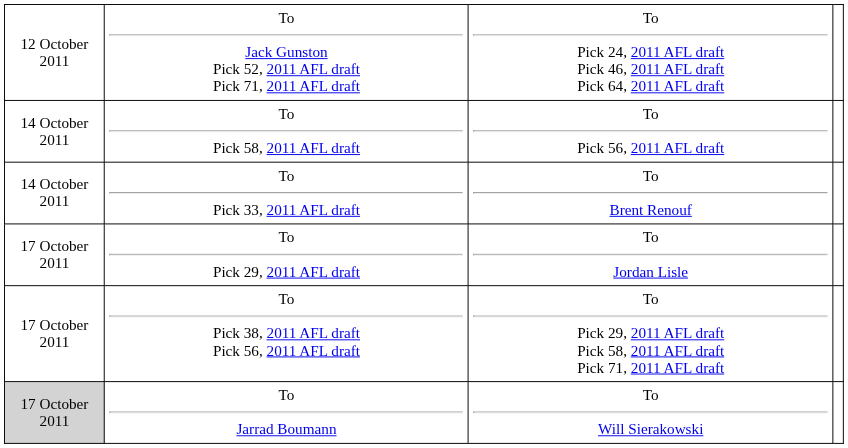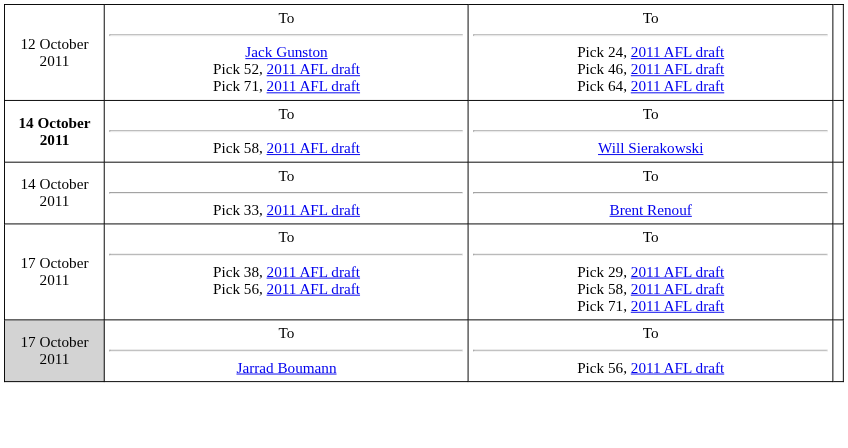(54, 131) normal -> (54, 131) bold
(651, 131) To Pick 56, 2011 AFL draft -> (651, 131) To Will Sierakowski
- row: (286, 254)
(651, 412) To Will Sierakowski -> (651, 350) To Pick 56, 2011 AFL draft
